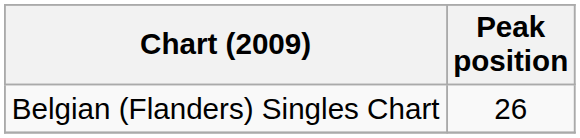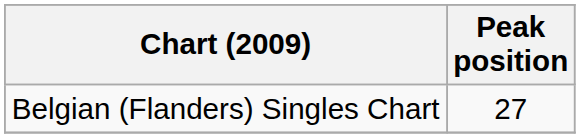(511, 108) 26 -> (511, 108) 27
